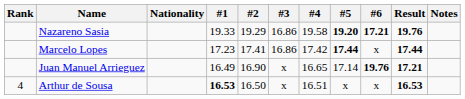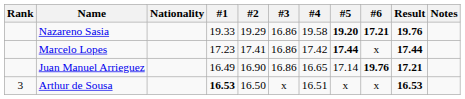(284, 67) x -> (284, 67) 16.86
(20, 85) 4 -> (20, 85) 3
